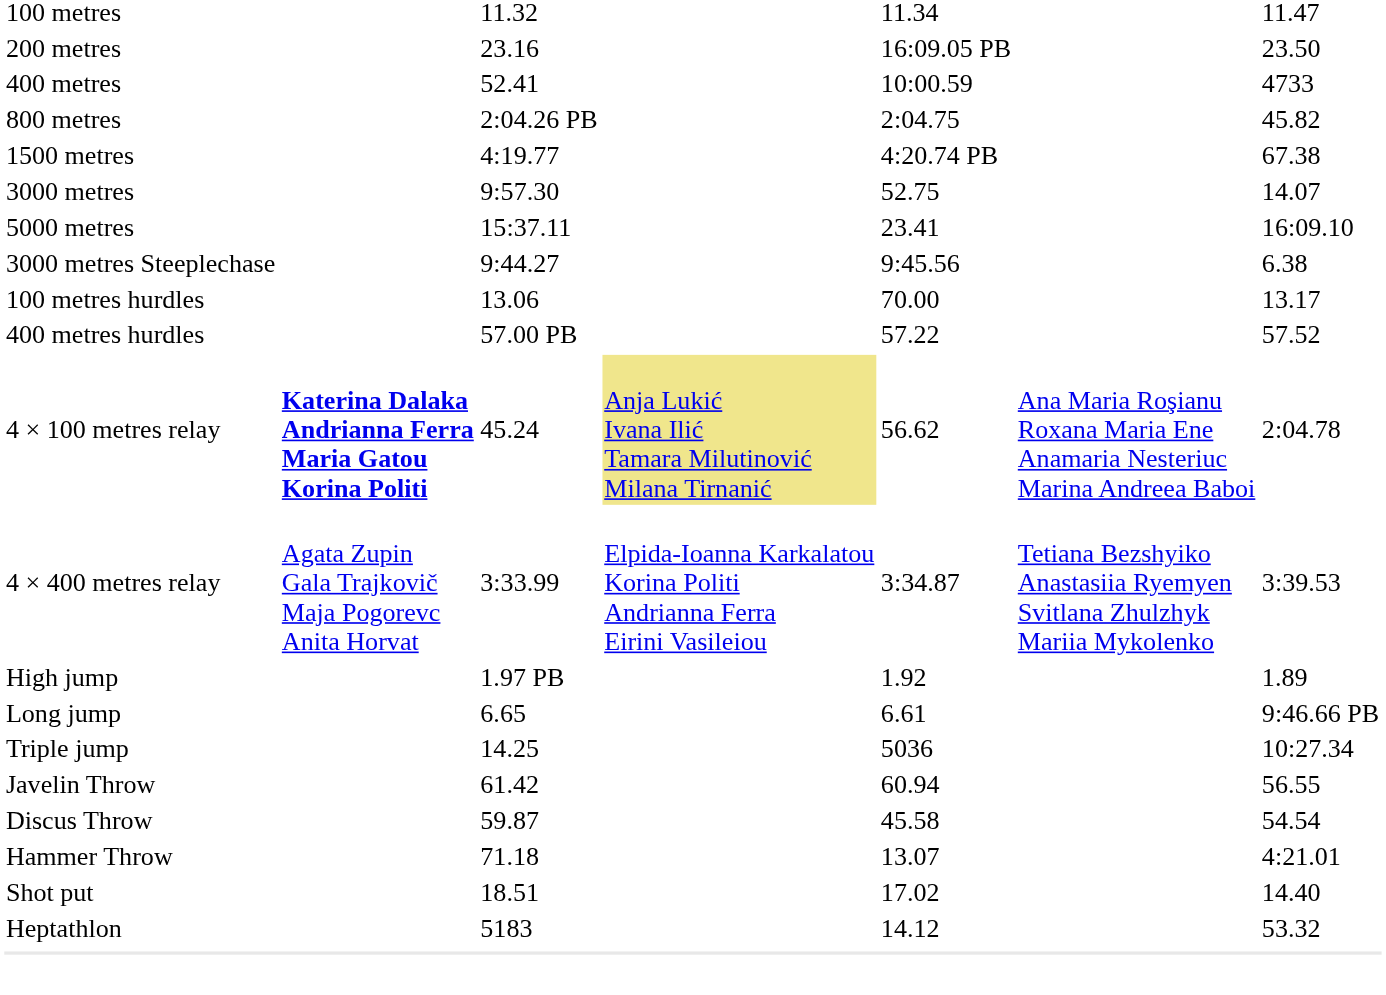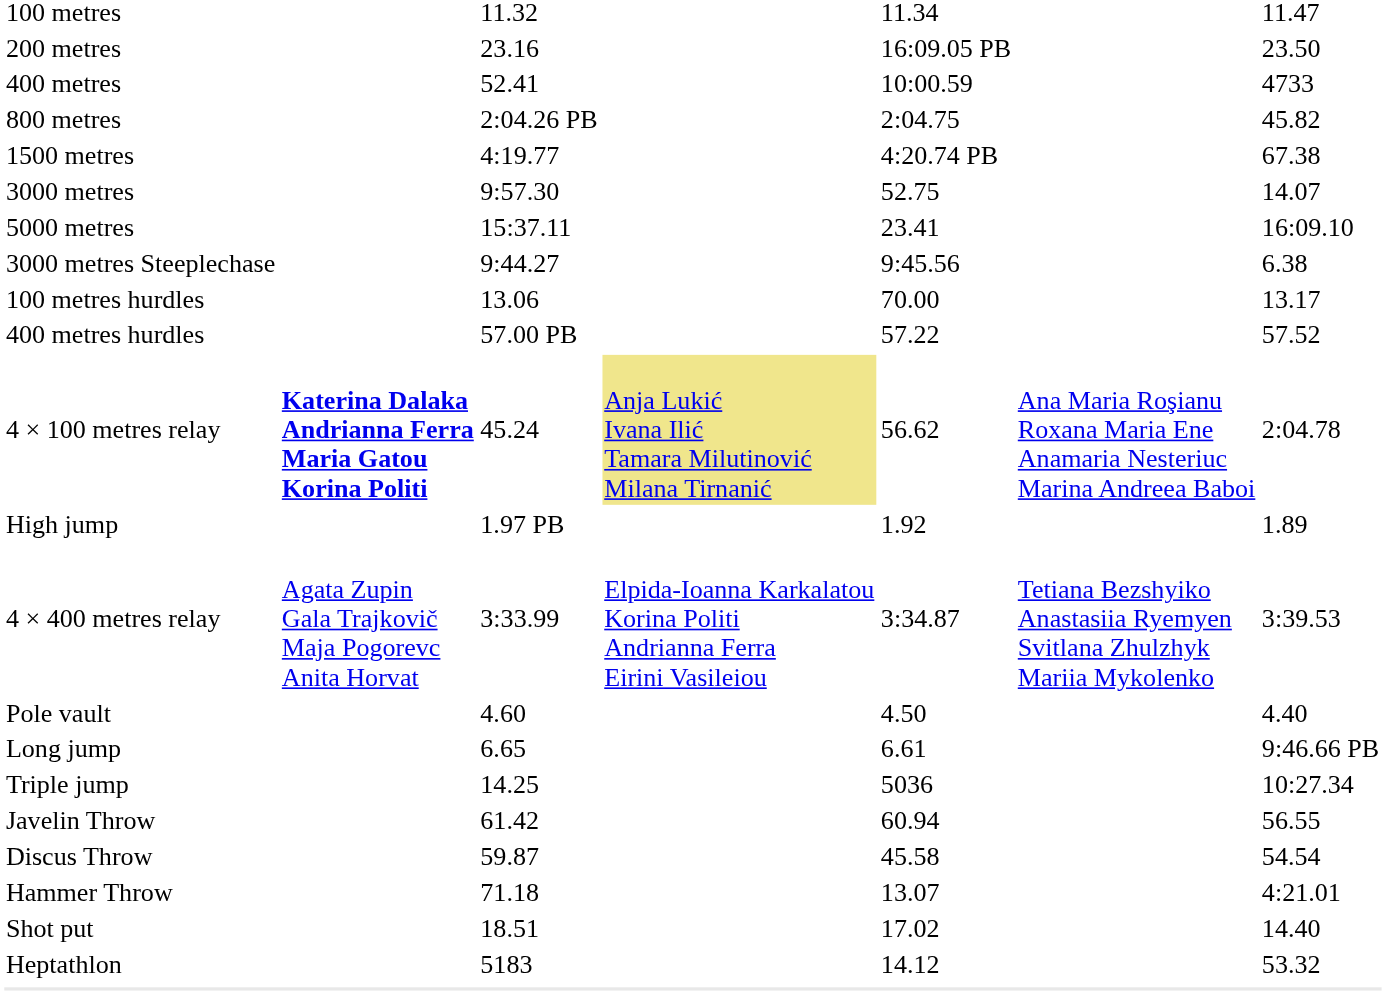rows swapped: (113, 582) <-> (62, 677)
+ row: (58, 713)
